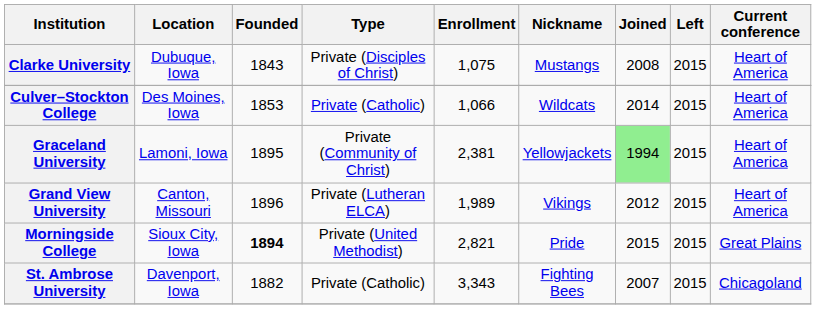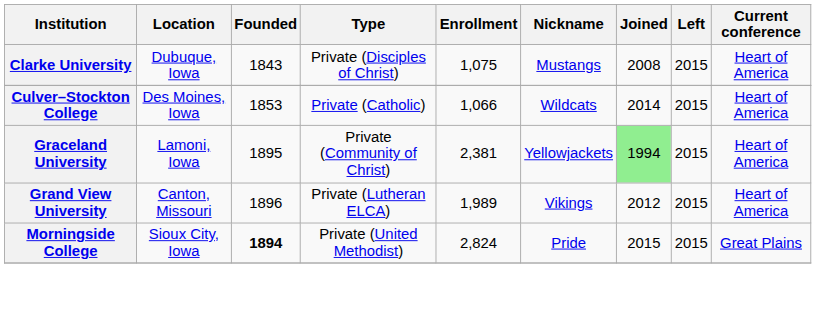(476, 243) 2,821 -> (479, 243) 2,824
- row: (69, 283)
